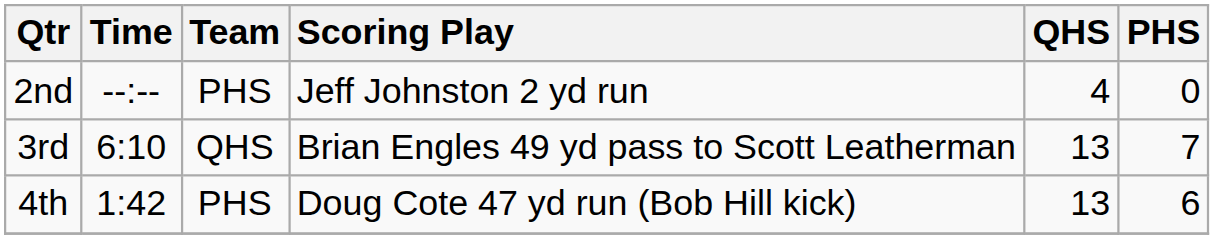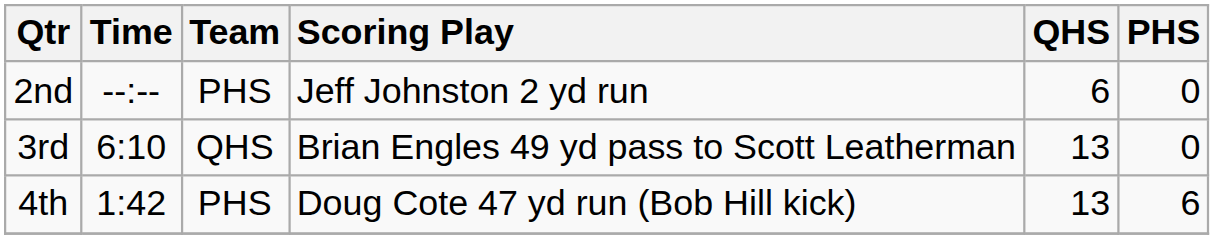(1100, 89) 4 -> (1100, 89) 6
(1190, 146) 7 -> (1190, 146) 0
